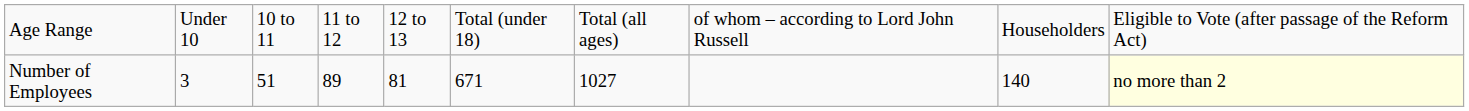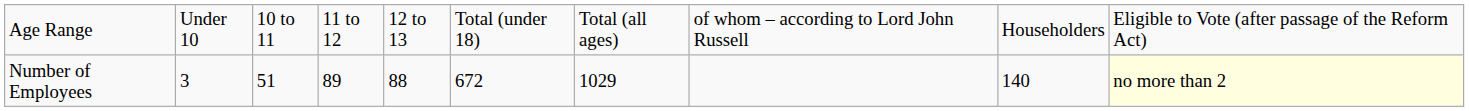(398, 80) 81 -> (398, 80) 88
(469, 80) 671 -> (469, 80) 672
(598, 80) 1027 -> (598, 80) 1029
